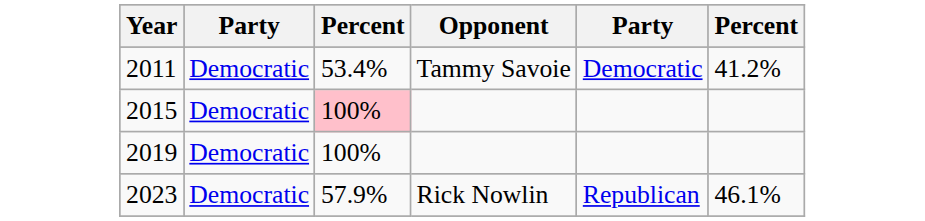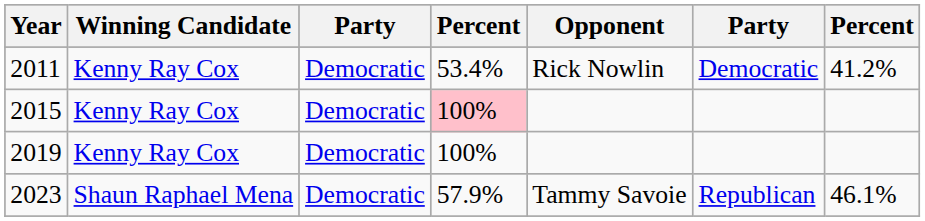+ column: (183, 25)
(494, 68) Tammy Savoie -> (598, 68) Rick Nowlin
(483, 195) Rick Nowlin -> (609, 195) Tammy Savoie
